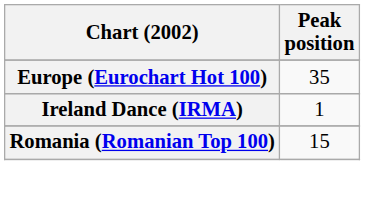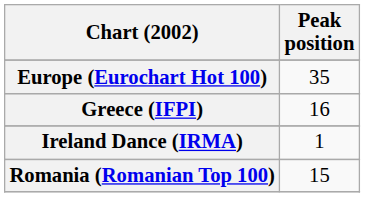+ row: (142, 109)
